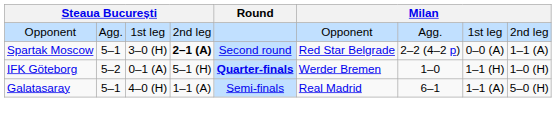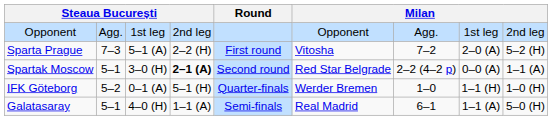+ row: (45, 50)
(255, 69) bold -> (253, 87) normal
